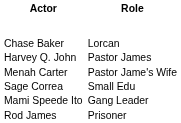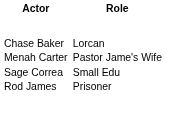- row: (40, 58)
- row: (43, 101)
